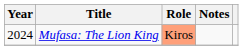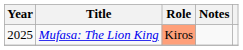(20, 34) 2024 -> (20, 34) 2025
